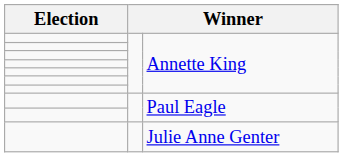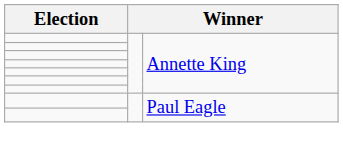- row: (66, 137)
